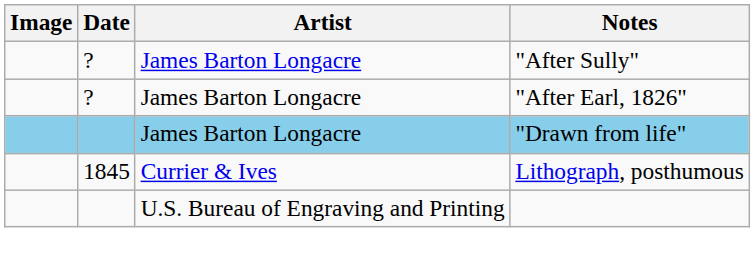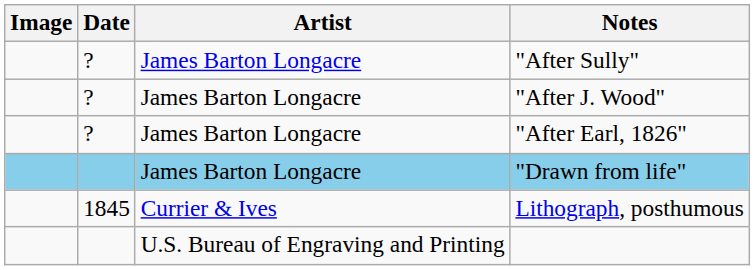+ row: (590, 97)
